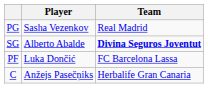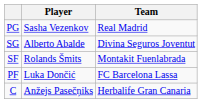(149, 43) bold -> (146, 43) normal
+ row: (13, 59)
